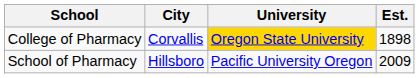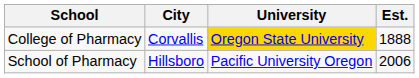(395, 38) 1898 -> (395, 38) 1888
(395, 61) 2009 -> (395, 61) 2006
